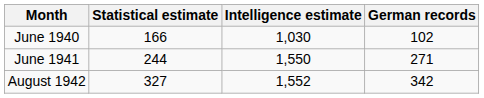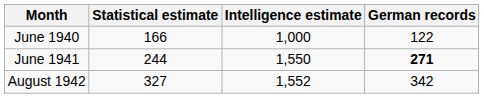(293, 37) 1,030 -> (293, 37) 1,000
(422, 37) 102 -> (422, 37) 122
(422, 59) normal -> (422, 59) bold
